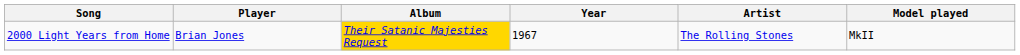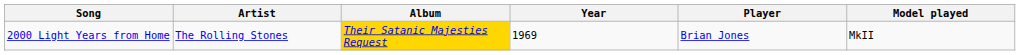columns swapped: (762, 13) <-> (257, 13)
(525, 36) 1967 -> (525, 36) 1969
